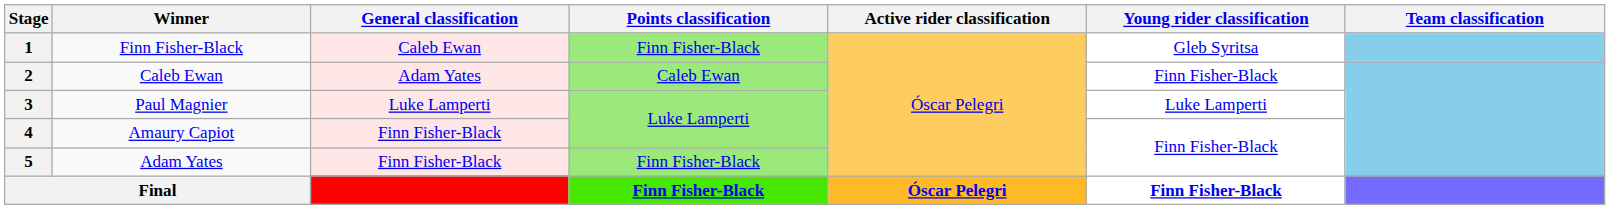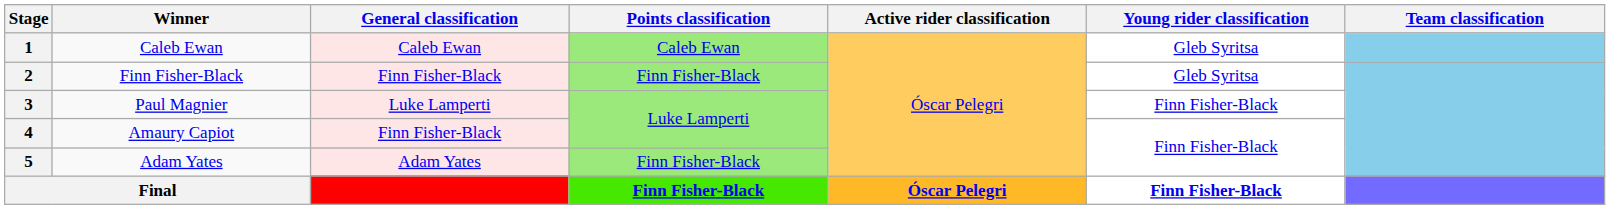(181, 47) Finn Fisher-Black -> (181, 47) Caleb Ewan
(698, 47) Finn Fisher-Black -> (698, 47) Caleb Ewan
(181, 76) Caleb Ewan -> (181, 76) Finn Fisher-Black
(440, 76) Adam Yates -> (440, 76) Finn Fisher-Black
(698, 76) Caleb Ewan -> (698, 76) Finn Fisher-Black
(1216, 76) Finn Fisher-Black -> (1216, 76) Gleb Syritsa
(1216, 104) Luke Lamperti -> (1216, 104) Finn Fisher-Black
(440, 161) Finn Fisher-Black -> (440, 161) Adam Yates
